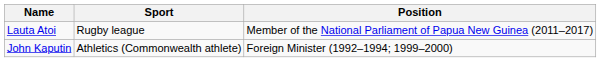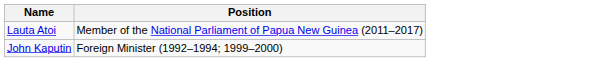- column: (159, 13)
